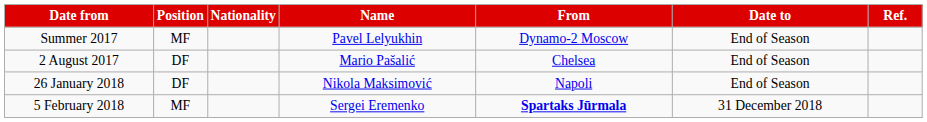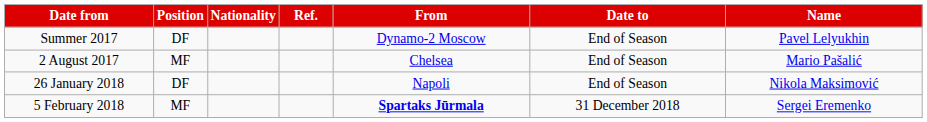columns swapped: (377, 16) <-> (895, 16)
(180, 38) MF -> (180, 38) DF
(180, 61) DF -> (180, 61) MF
